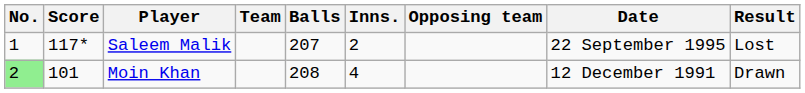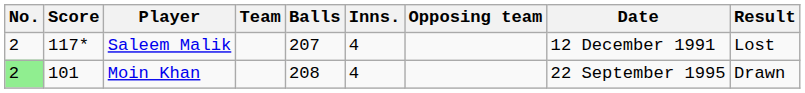(14, 47) 1 -> (14, 47) 2
(354, 47) 2 -> (354, 47) 4
(638, 47) 22 September 1995 -> (633, 47) 12 December 1991
(633, 74) 12 December 1991 -> (638, 74) 22 September 1995
